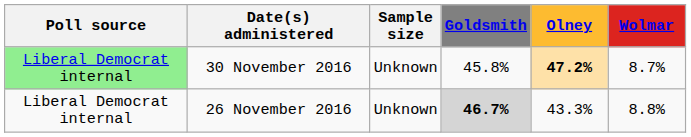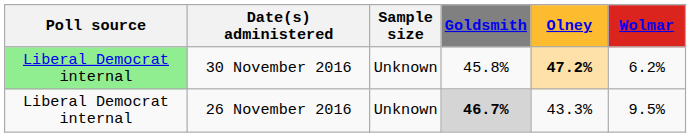(647, 68) 8.7% -> (647, 68) 6.2%
(647, 110) 8.8% -> (647, 110) 9.5%
